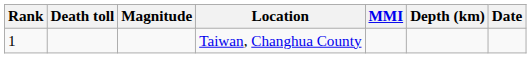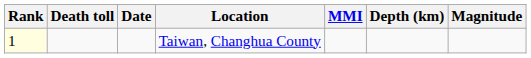columns swapped: (157, 16) <-> (507, 16)
(12, 40) no background -> (12, 40) lightyellow background
